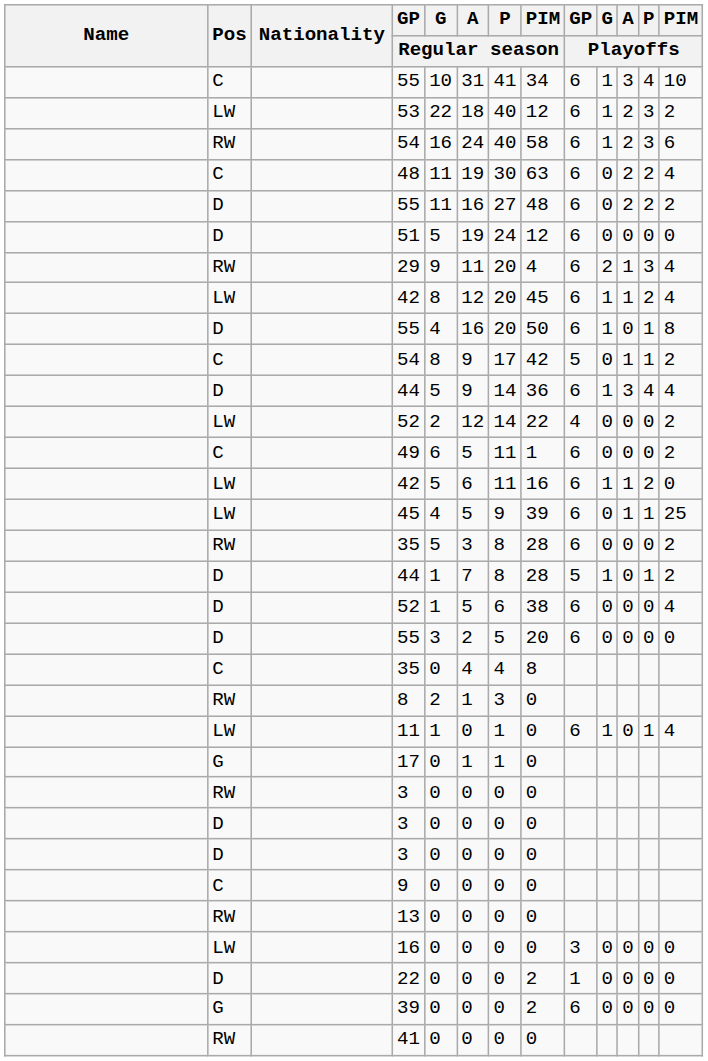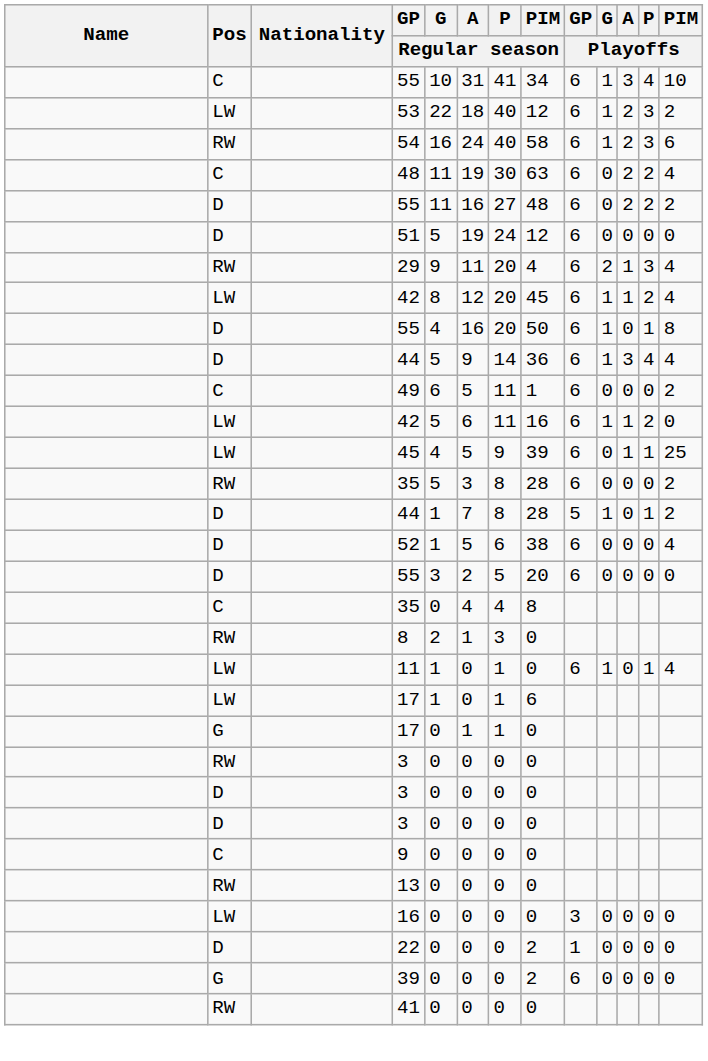- row: (218, 361)
- row: (224, 422)
+ row: (224, 700)
